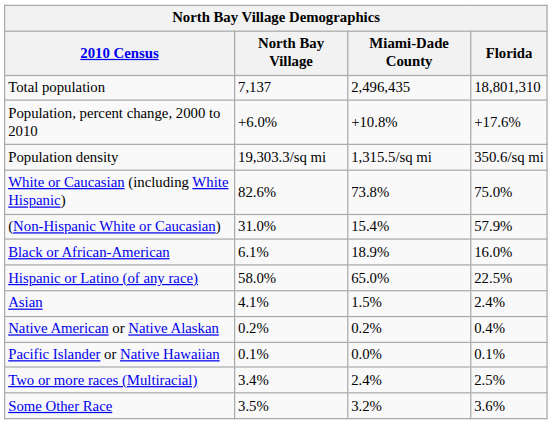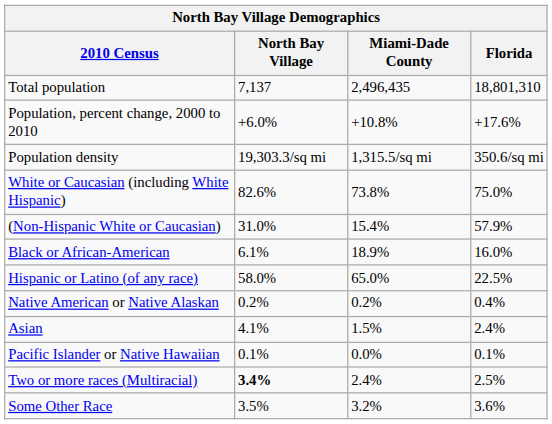rows swapped: (25, 303) <-> (114, 328)
(253, 380) normal -> (255, 380) bold
